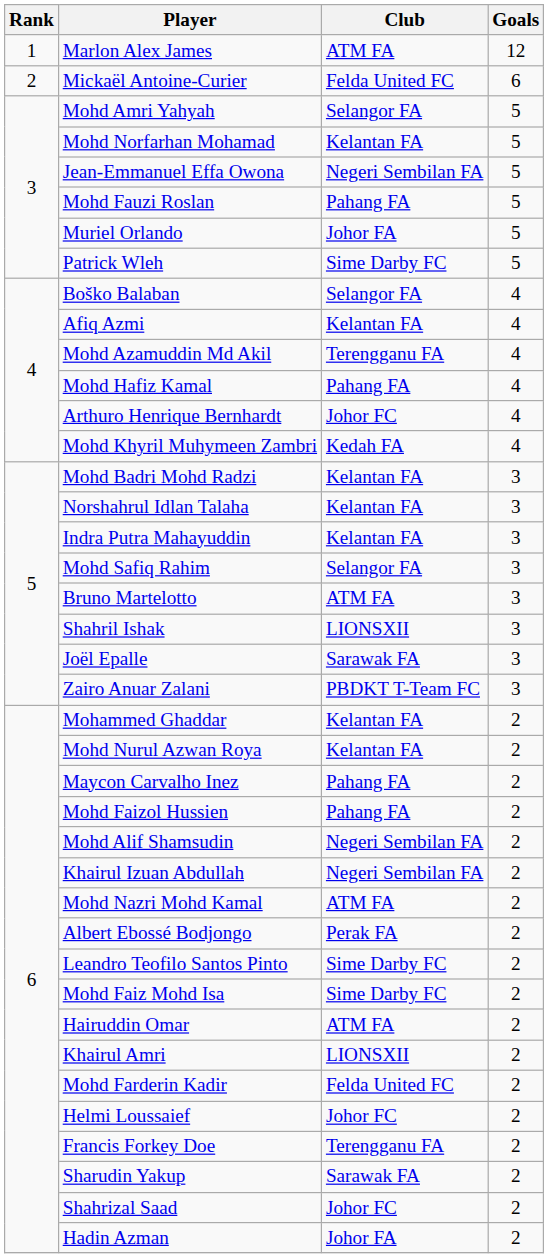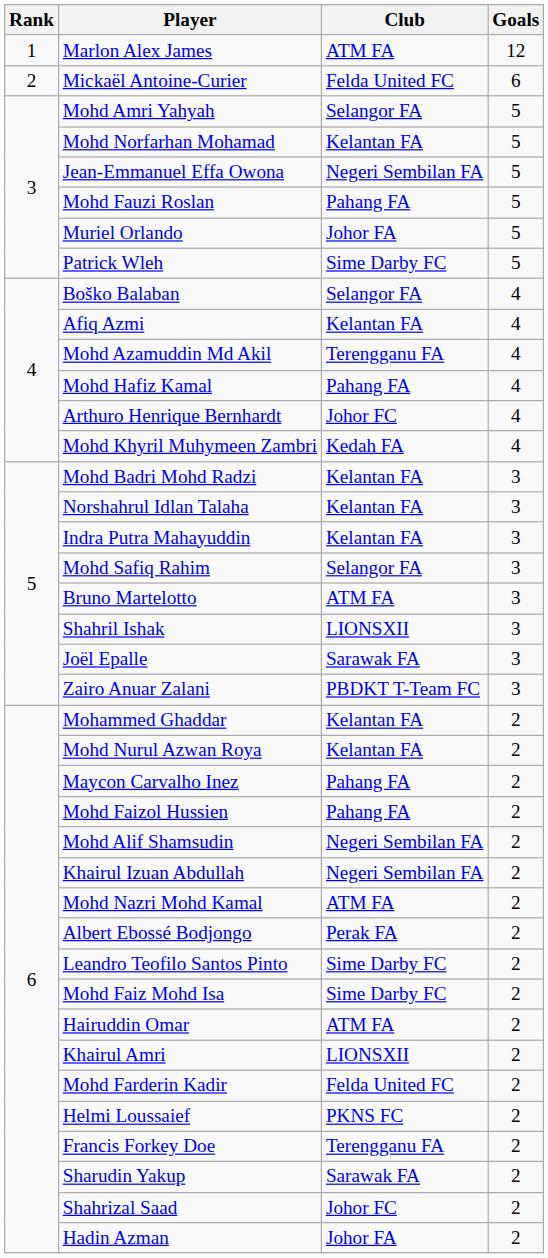(361, 1115) Johor FC -> (365, 1115) PKNS FC
